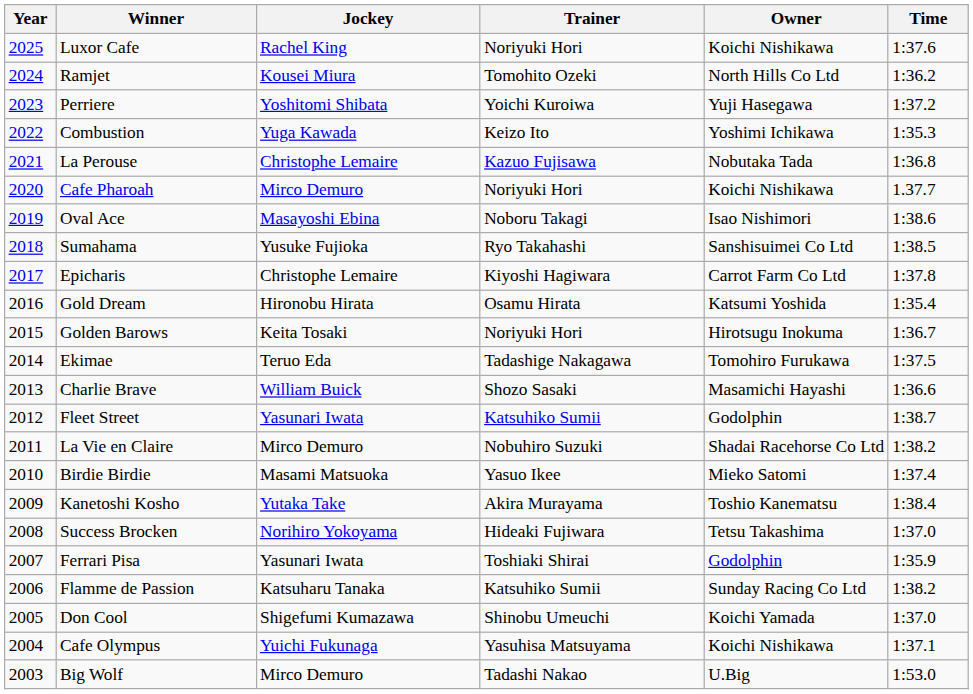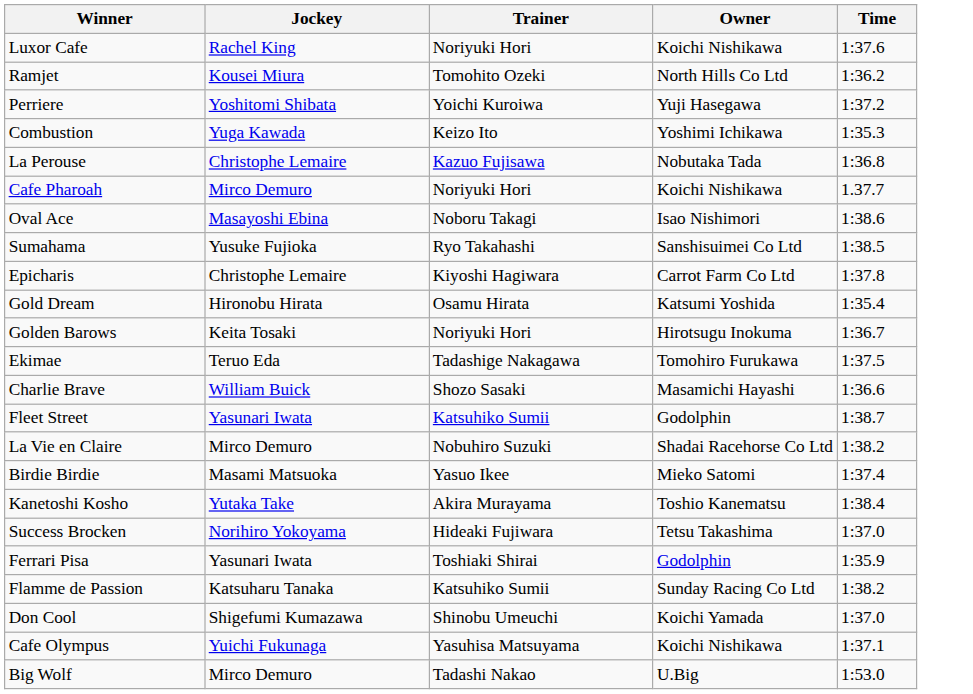- column: (30, 19)
